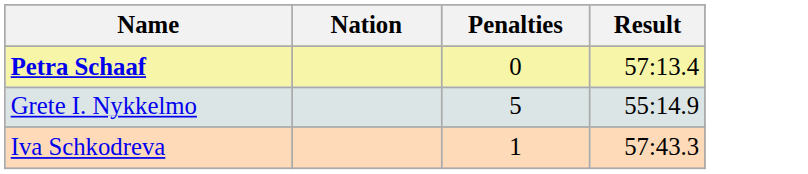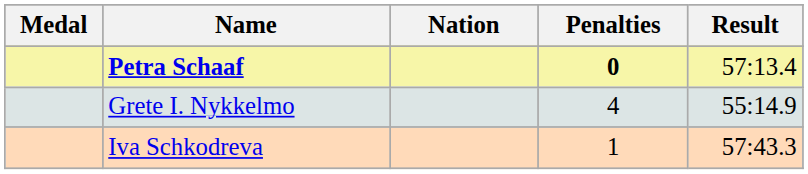+ column: (54, 25)
(515, 66) normal -> (613, 66) bold
(515, 107) 5 -> (613, 107) 4
